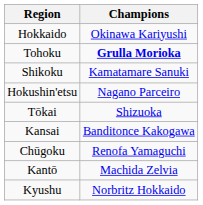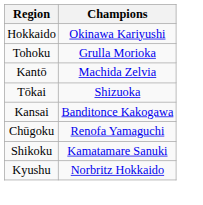(139, 53) bold -> (117, 53) normal
rows swapped: (42, 170) <-> (42, 72)
- row: (42, 92)
